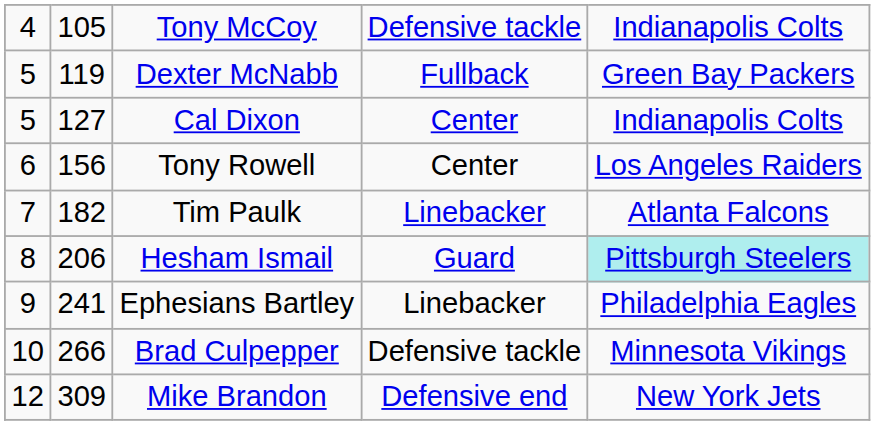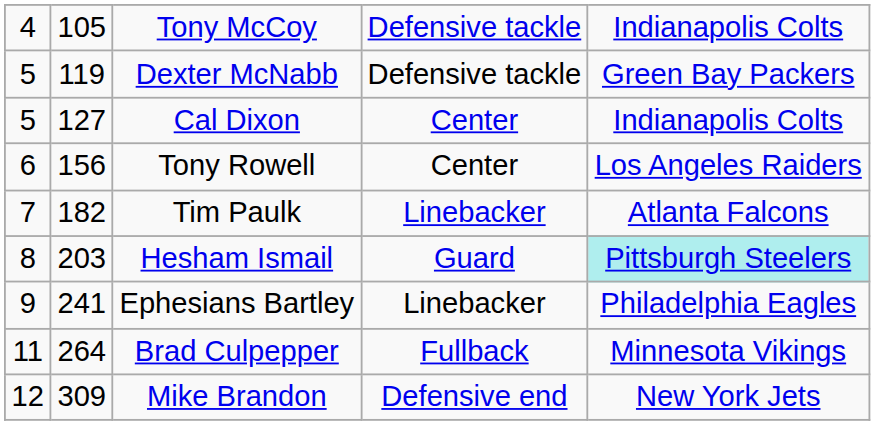(474, 73) Fullback -> (474, 73) Defensive tackle
(82, 258) 206 -> (82, 258) 203
(28, 350) 10 -> (28, 350) 11
(82, 350) 266 -> (82, 350) 264
(474, 350) Defensive tackle -> (474, 350) Fullback
